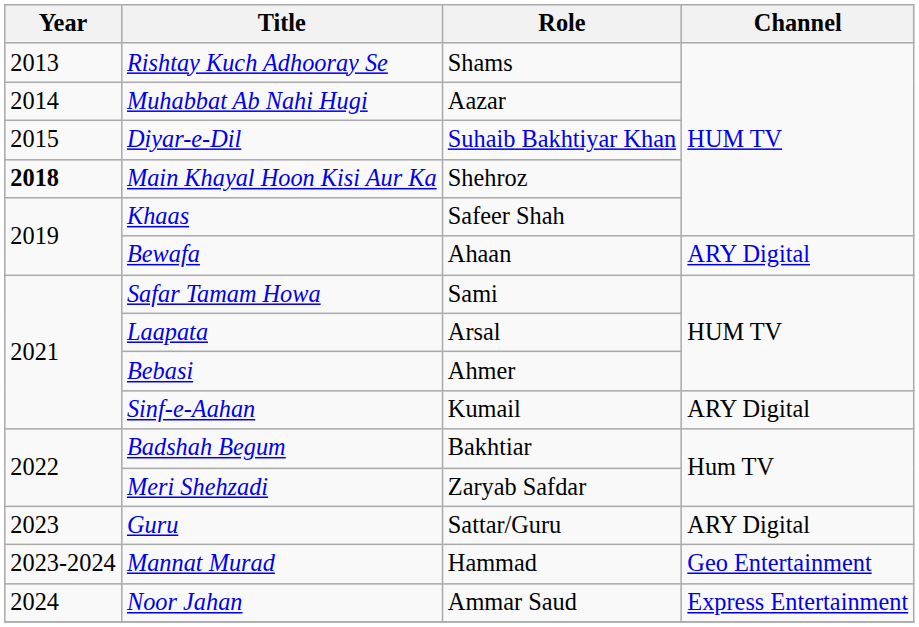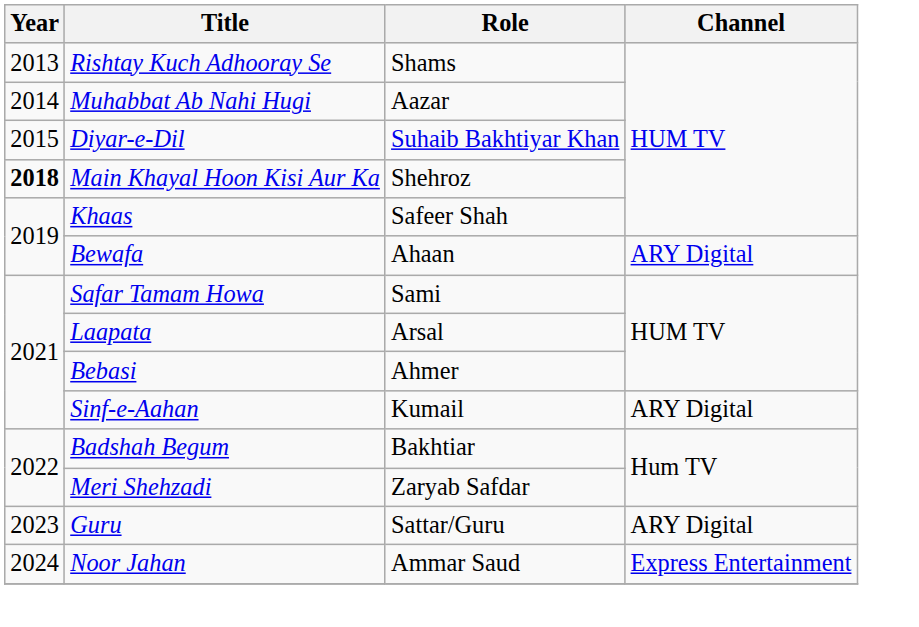- row: (201, 563)
